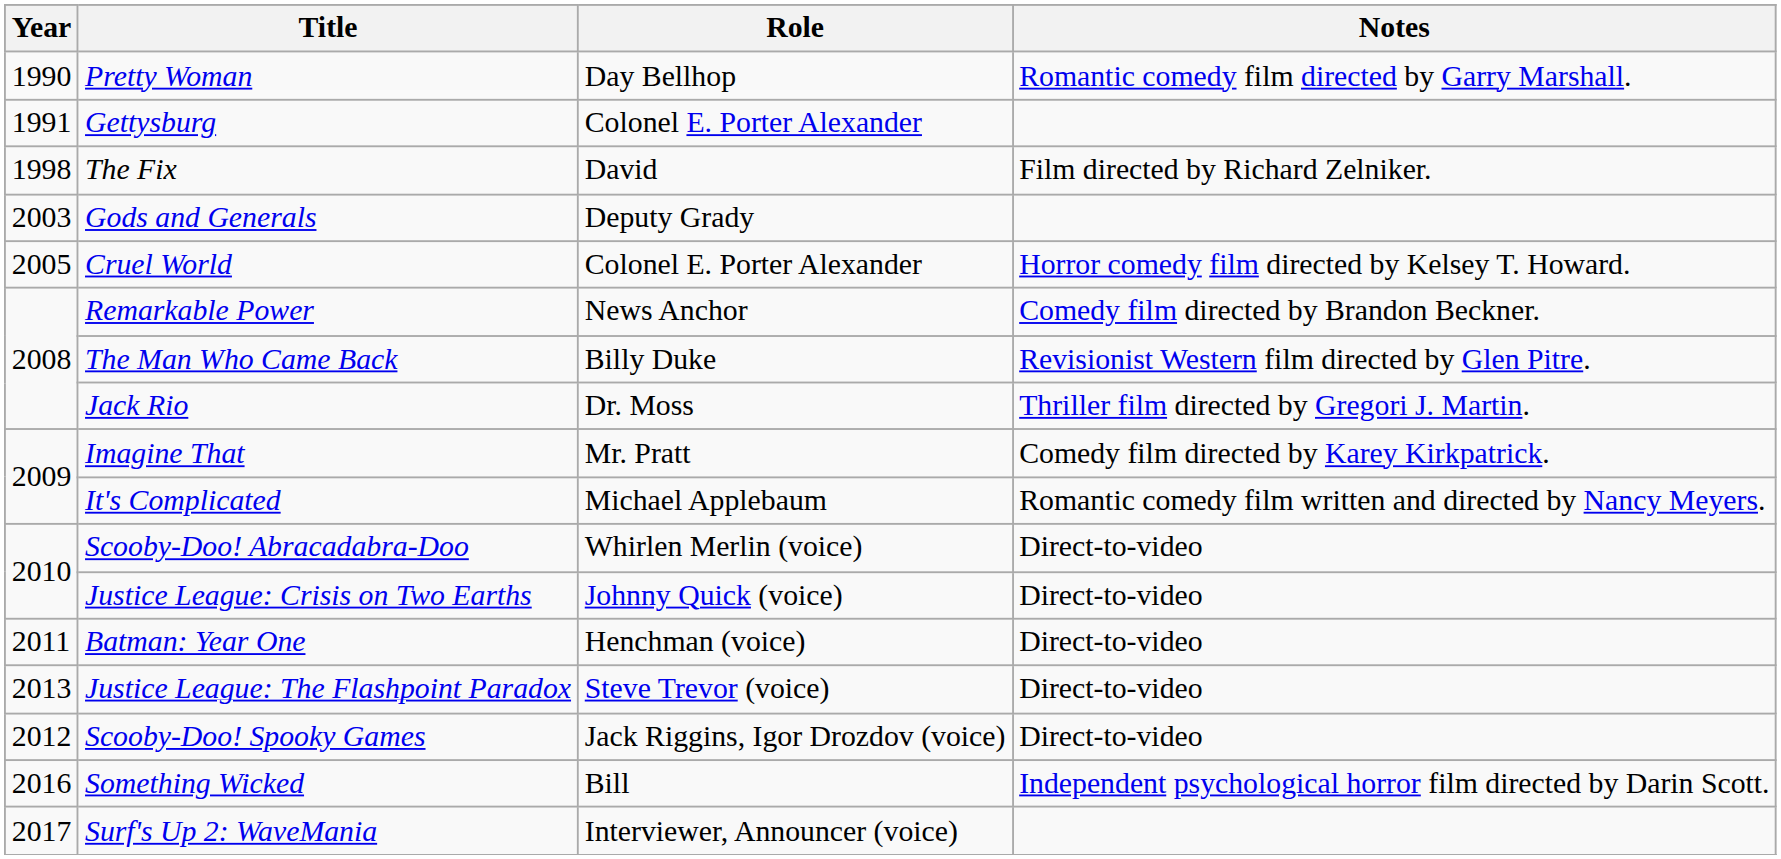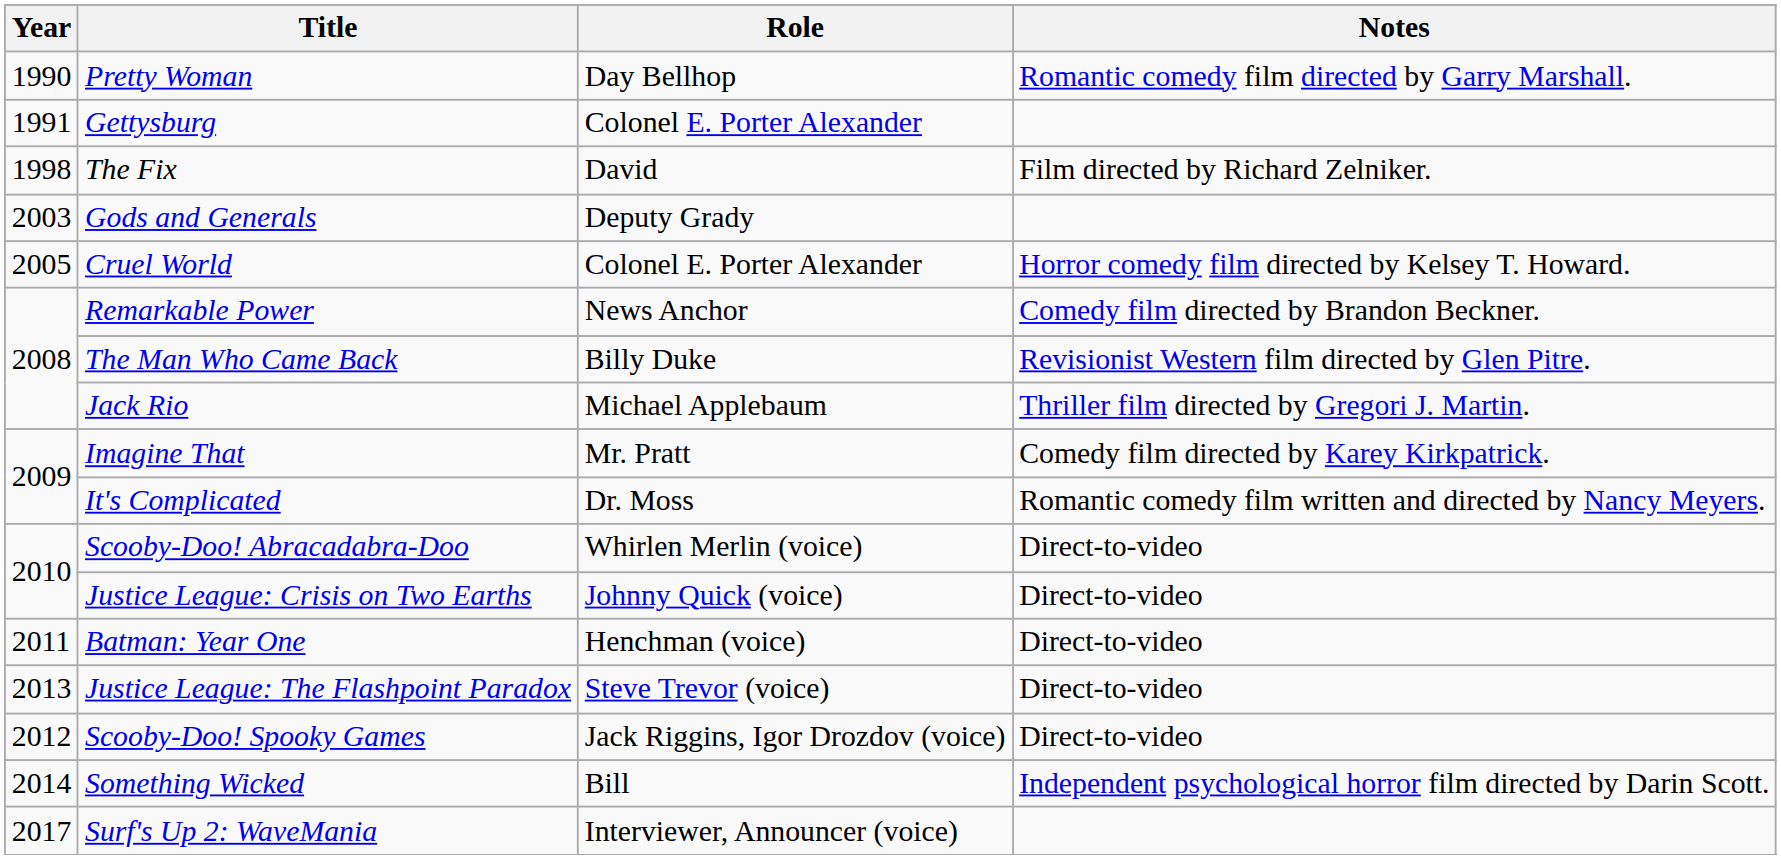(639, 405) Dr. Moss -> (706, 405) Michael Applebaum
(706, 500) Michael Applebaum -> (639, 500) Dr. Moss
(42, 783) 2016 -> (42, 783) 2014
